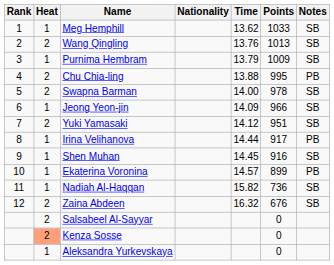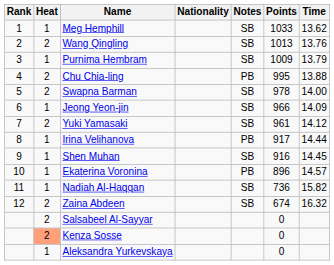columns swapped: (246, 12) <-> (313, 12)
(279, 124) 951 -> (282, 124) 961
(279, 172) 899 -> (282, 172) 896
(279, 204) 676 -> (282, 204) 674
